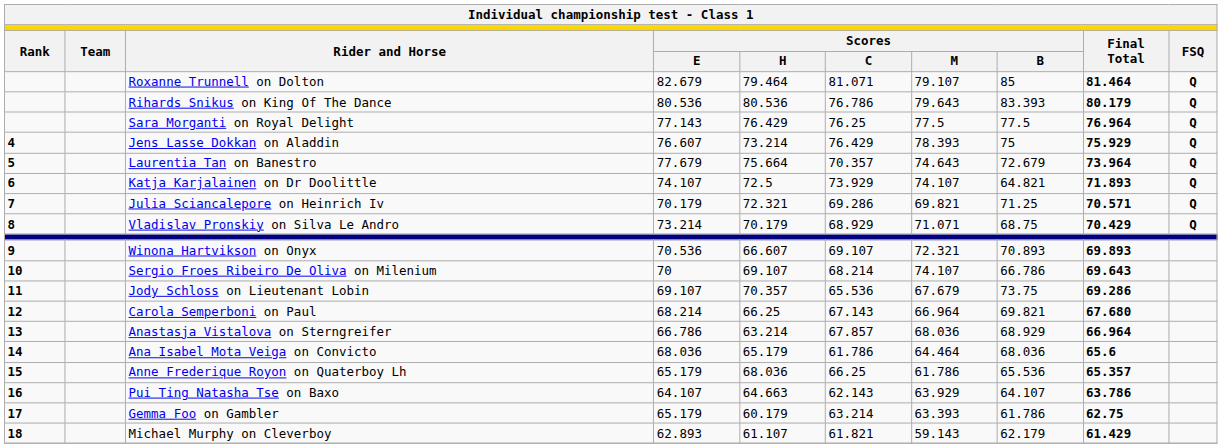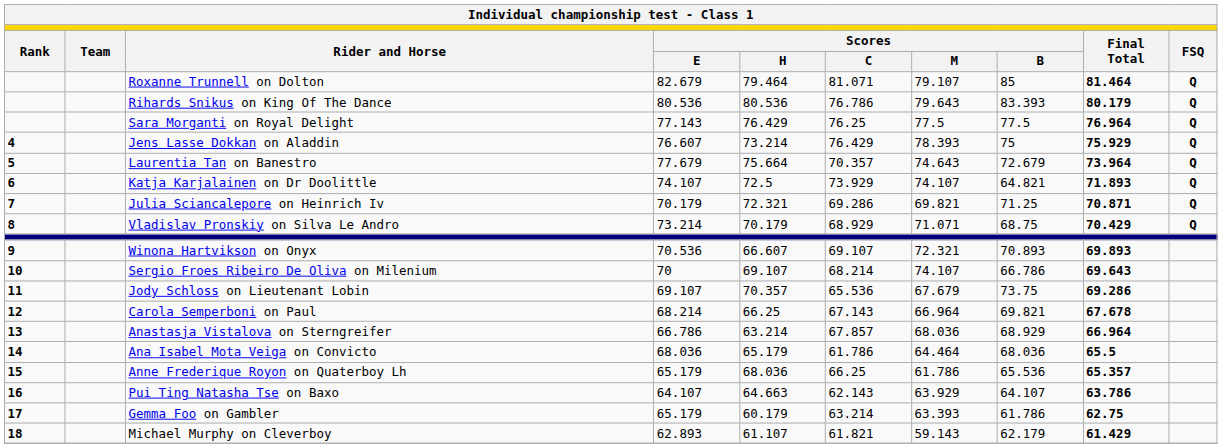(1109, 204) 70.571 -> (1109, 204) 70.871
(1109, 311) 67.680 -> (1109, 311) 67.678
(1101, 352) 65.6 -> (1101, 352) 65.5
